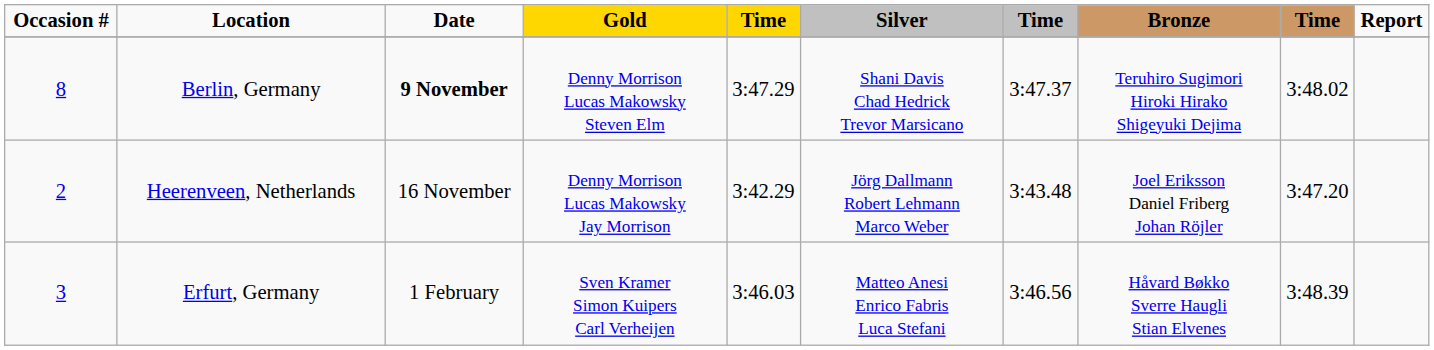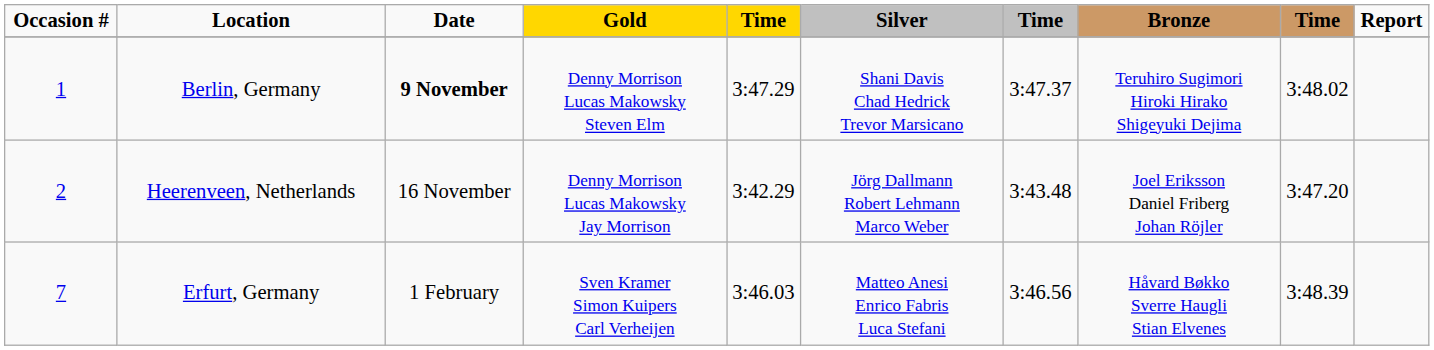(61, 88) 8 -> (61, 88) 1
(61, 293) 3 -> (61, 293) 7
